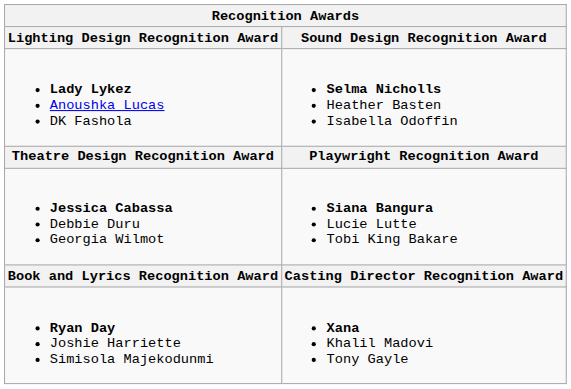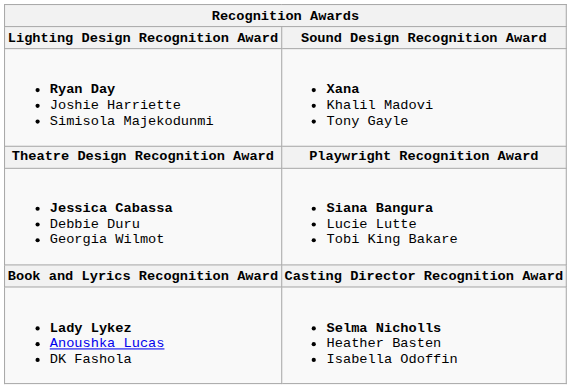rows swapped: (143, 343) <-> (143, 105)
